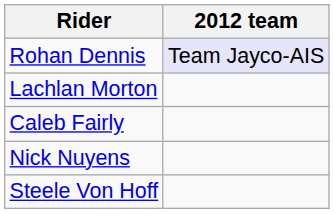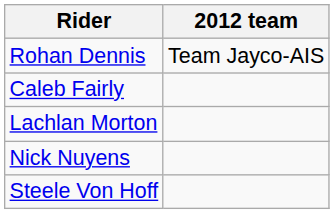(246, 55) lavender background -> (246, 55) no background
rows swapped: (67, 123) <-> (84, 89)
